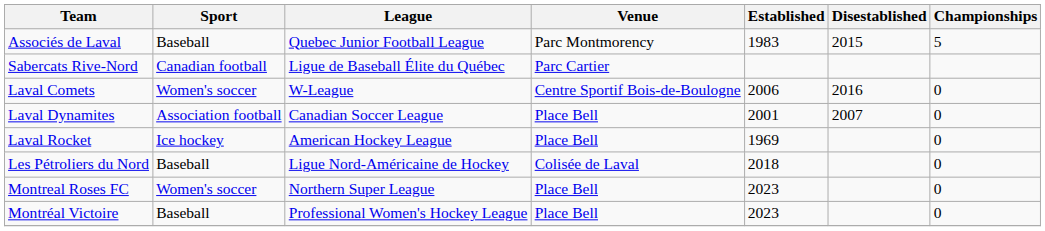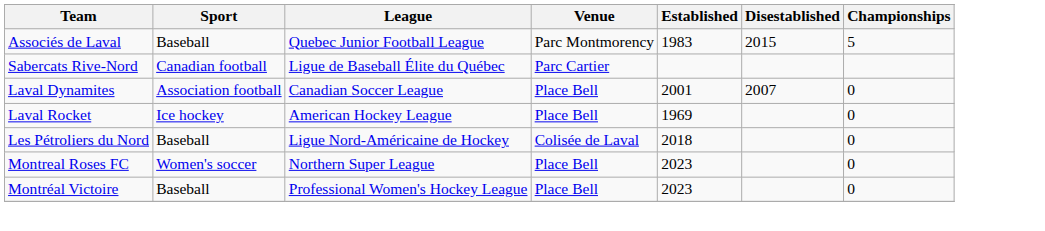- row: (51, 90)
